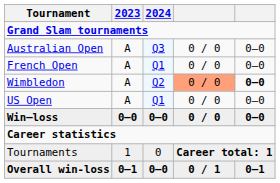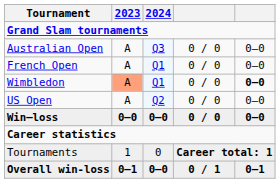(128, 83) no background -> (128, 83) lightsalmon background
(158, 83) Q2 -> (158, 83) Q1
(204, 83) lightsalmon background -> (204, 83) no background
(158, 100) Q1 -> (158, 100) Q2
